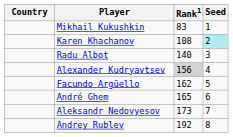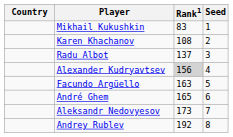(208, 41) paleturquoise background -> (208, 41) no background
(184, 55) 140 -> (184, 55) 137
(184, 83) 162 -> (184, 83) 163
